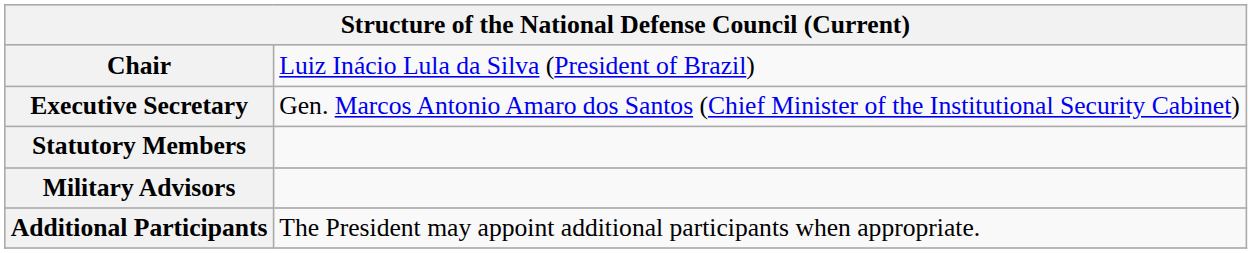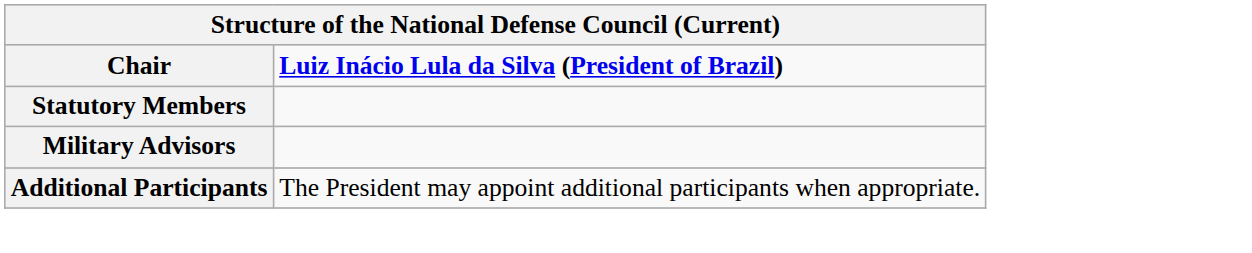(517, 65) normal -> (531, 65) bold
- row: (139, 106)
